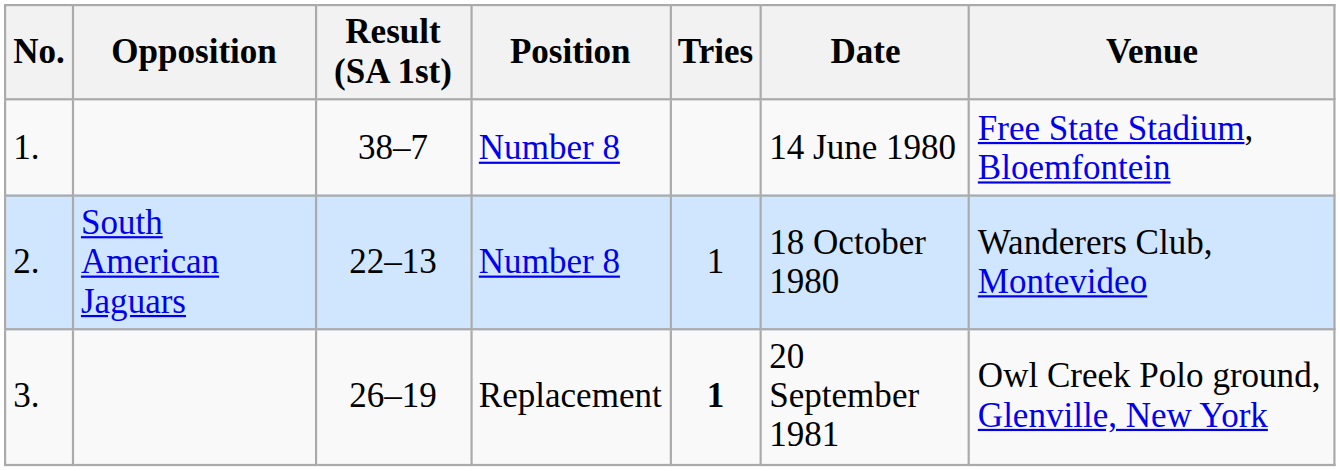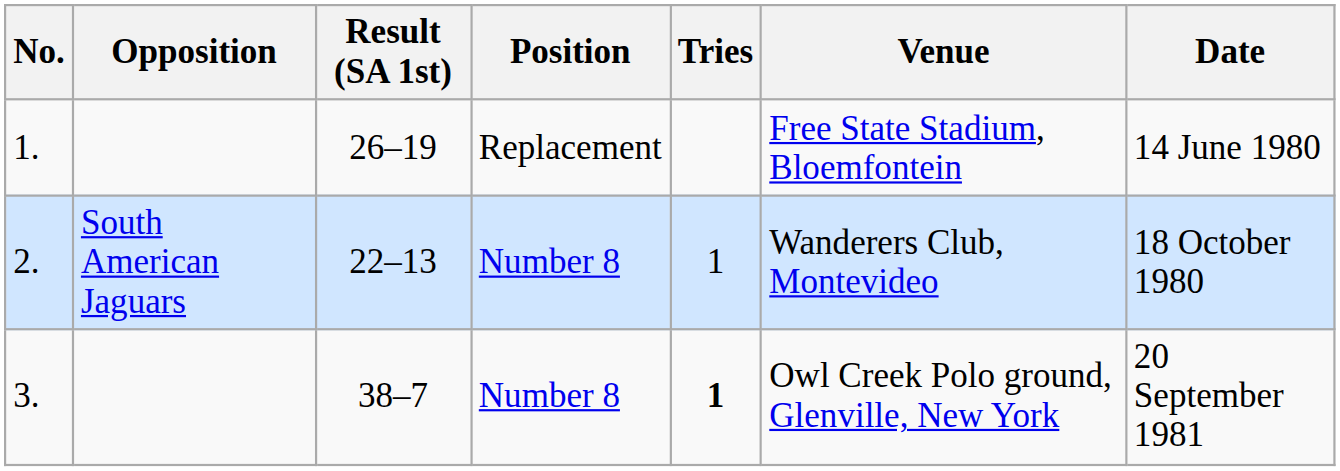columns swapped: (865, 51) <-> (1152, 51)
(393, 146) 38–7 -> (393, 146) 26–19
(549, 146) Number 8 -> (570, 146) Replacement
(393, 396) 26–19 -> (393, 396) 38–7
(570, 396) Replacement -> (549, 396) Number 8
